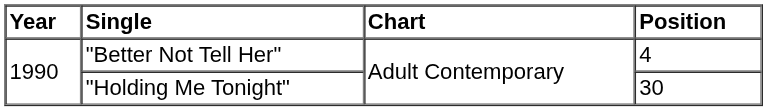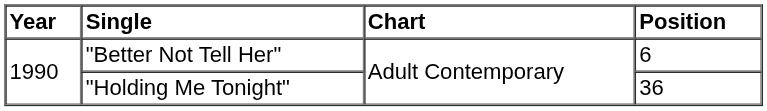(645, 54) 4 -> (645, 54) 6
(651, 87) 30 -> (651, 87) 36
